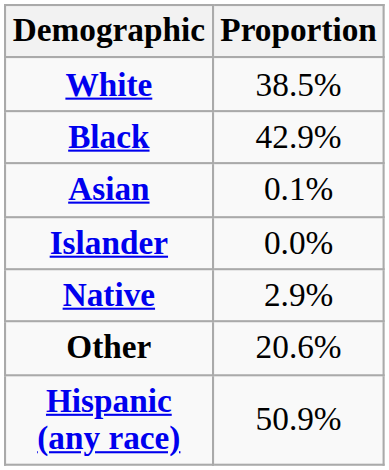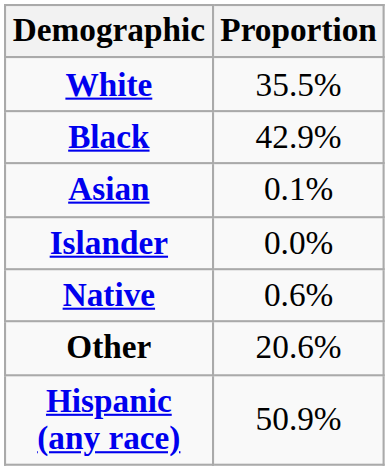(299, 83) 38.5% -> (299, 83) 35.5%
(299, 294) 2.9% -> (299, 294) 0.6%
